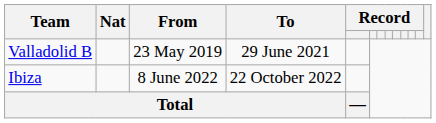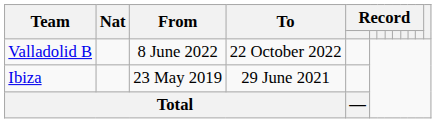(178, 51) 23 May 2019 -> (178, 51) 8 June 2022
(286, 51) 29 June 2021 -> (286, 51) 22 October 2022
(178, 78) 8 June 2022 -> (178, 78) 23 May 2019
(286, 78) 22 October 2022 -> (286, 78) 29 June 2021
